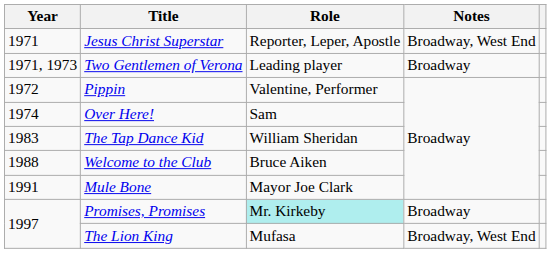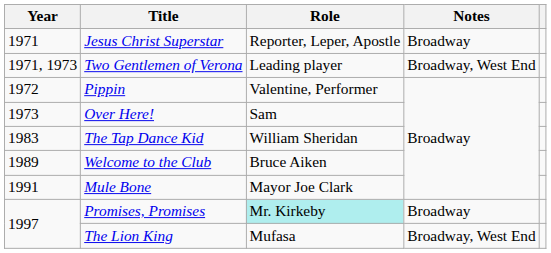(471, 41) Broadway, West End -> (439, 41) Broadway
(439, 65) Broadway -> (471, 65) Broadway, West End
(23, 114) 1974 -> (23, 114) 1973
(23, 162) 1988 -> (23, 162) 1989
